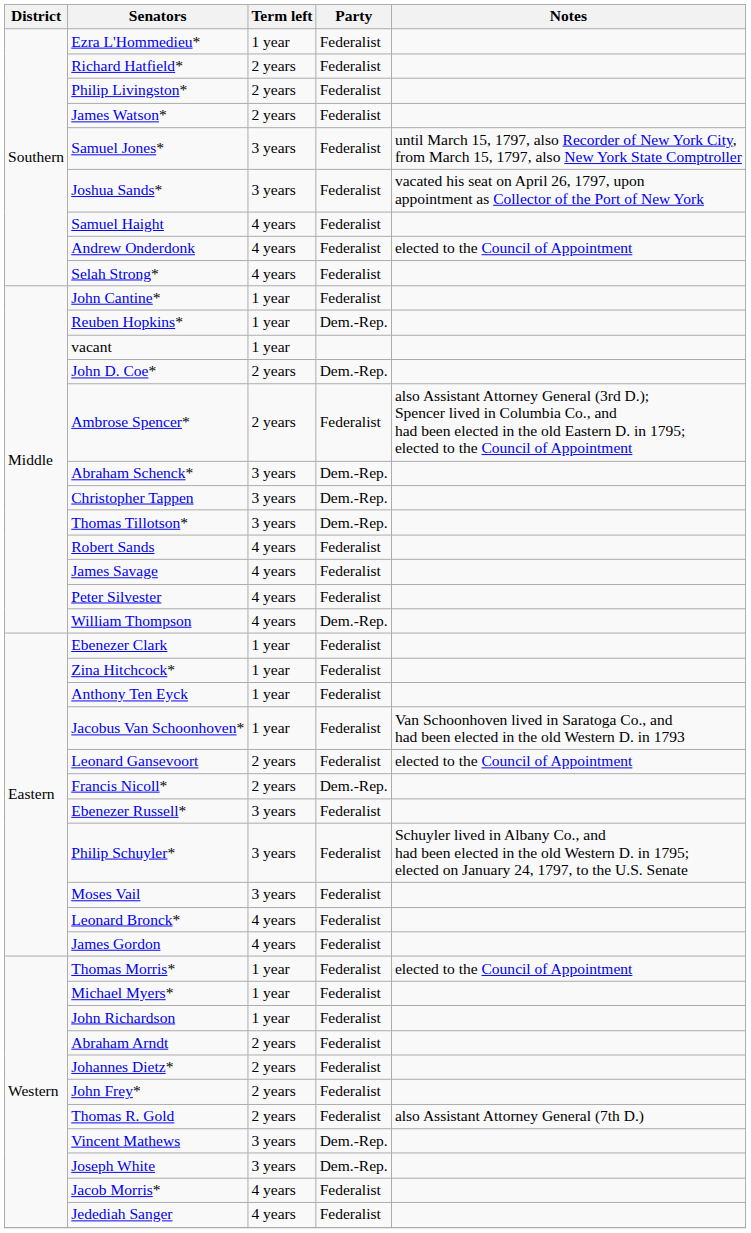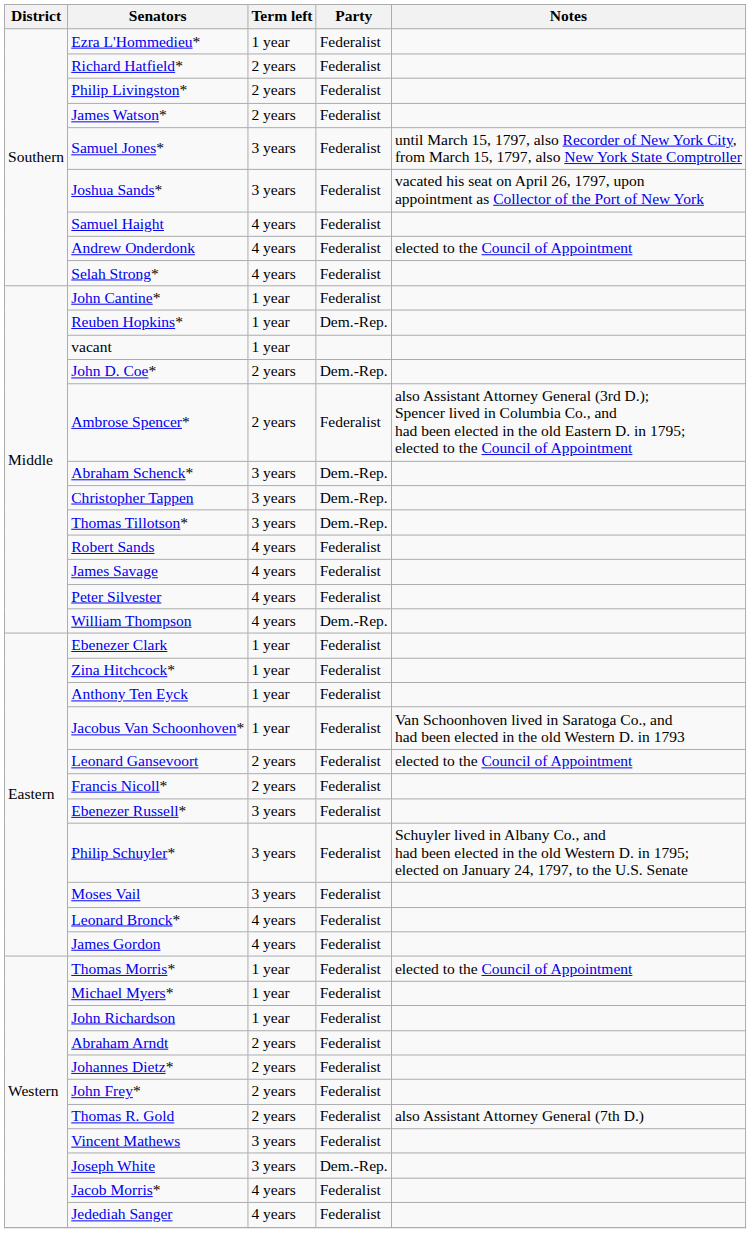(354, 786) Dem.-Rep. -> (350, 786) Federalist
(354, 1141) Dem.-Rep. -> (350, 1141) Federalist
